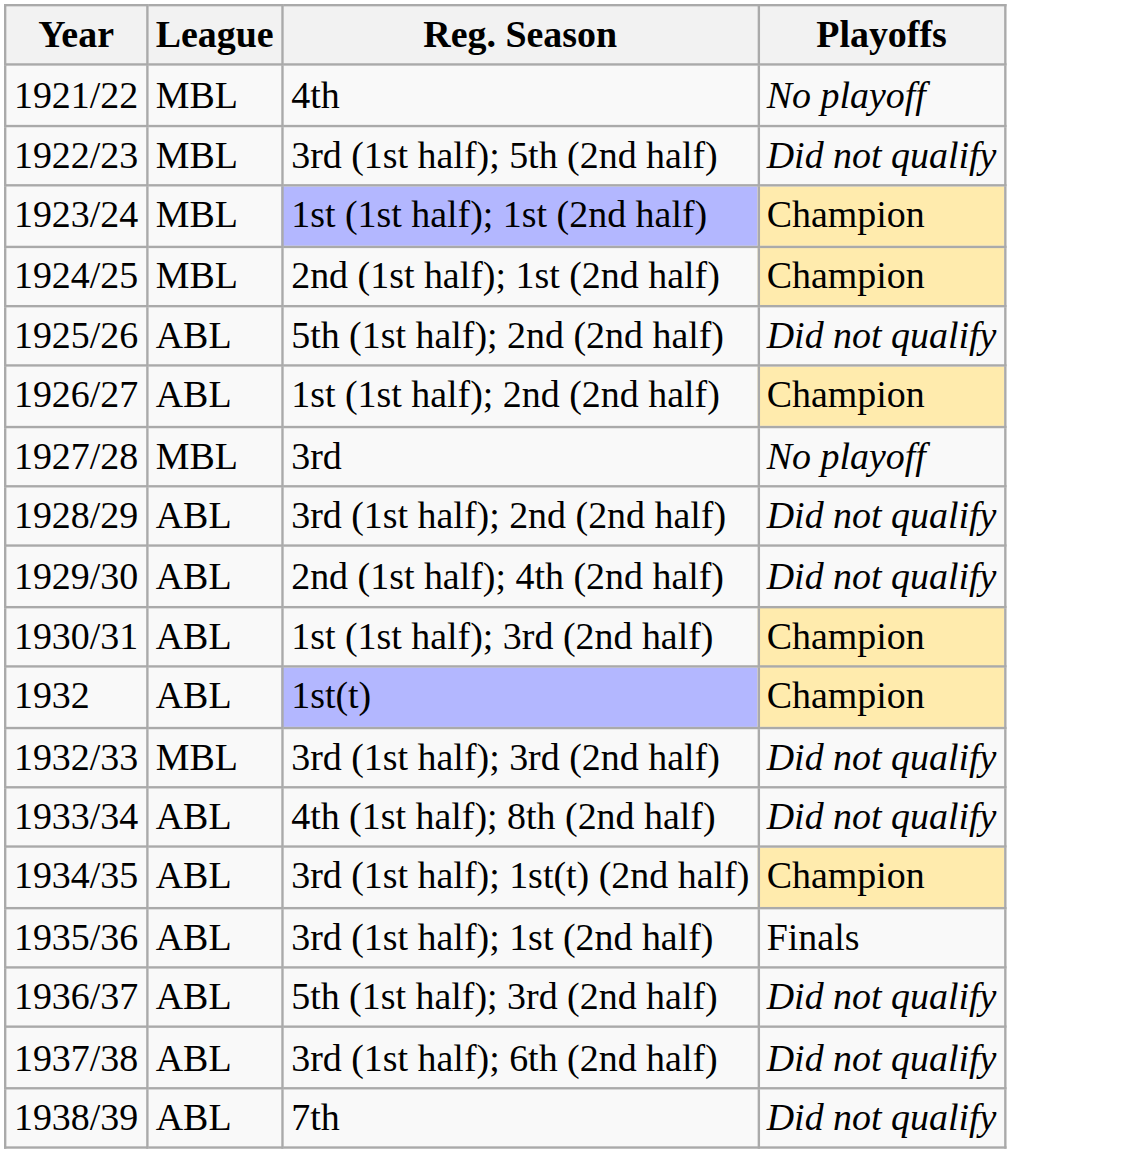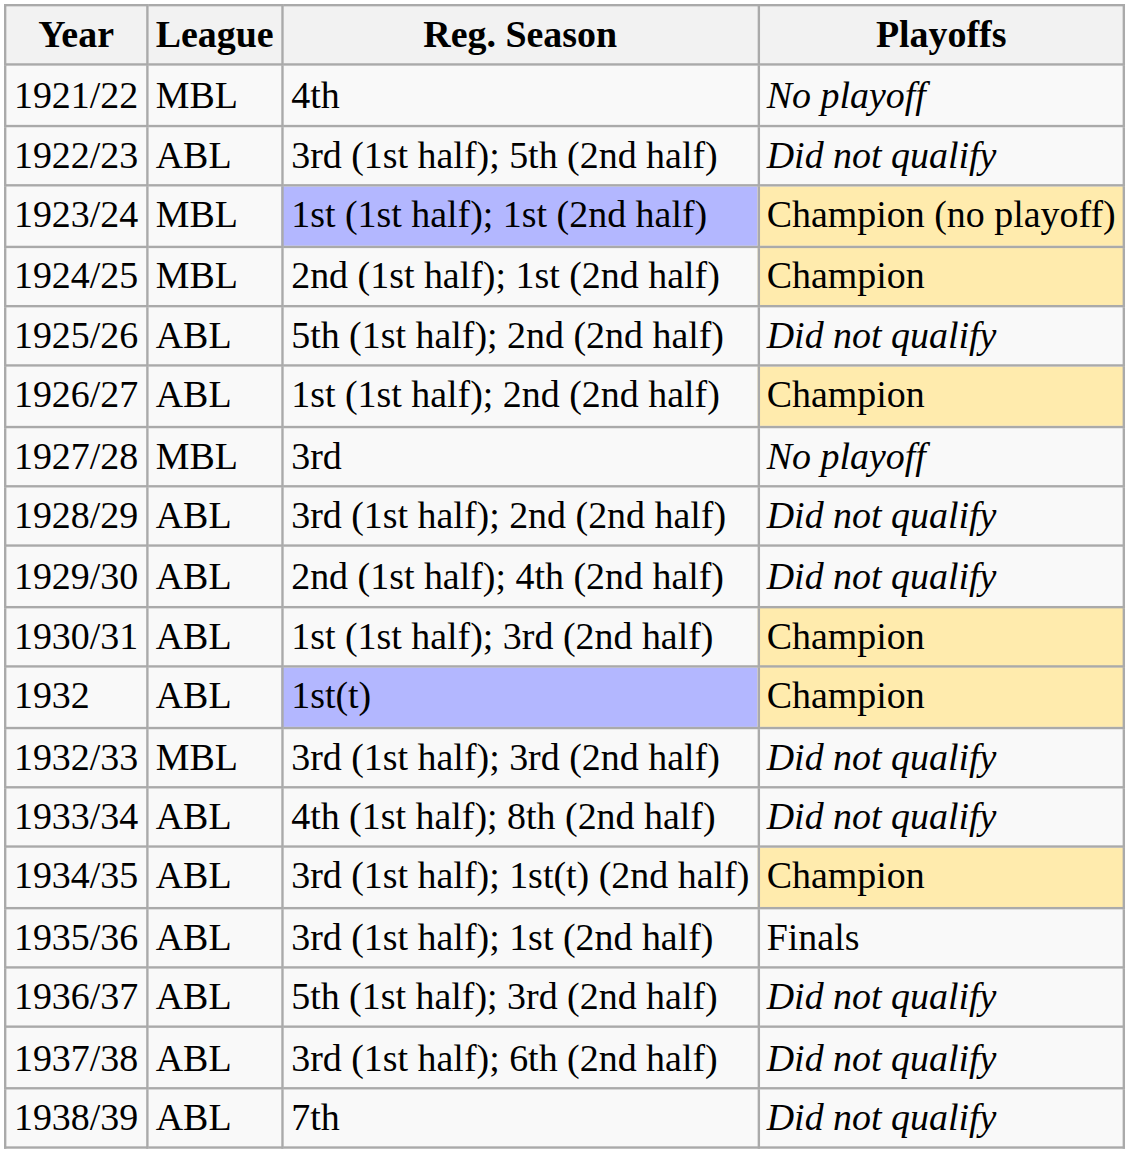(197, 154) MBL -> (194, 154) ABL
(846, 214) Champion -> (941, 214) Champion (no playoff)
